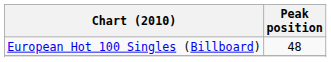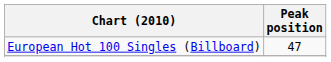(295, 47) 48 -> (295, 47) 47
